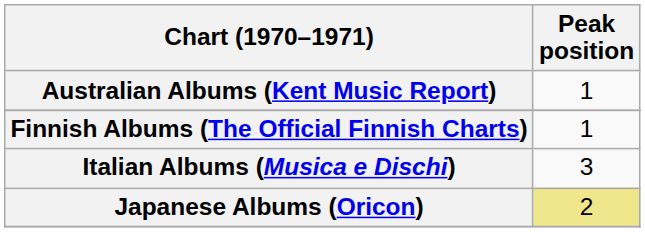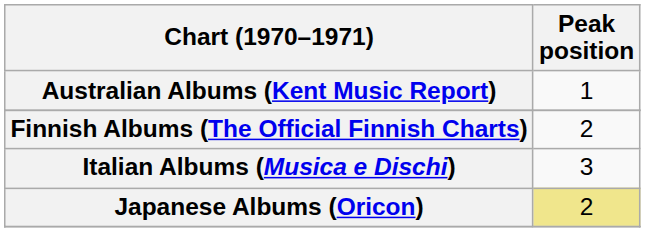(587, 129) 1 -> (587, 129) 2
